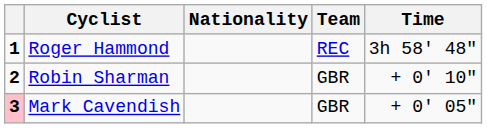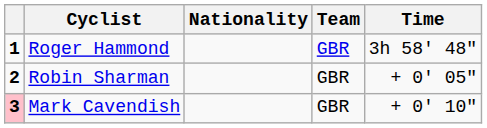(333, 49) REC -> (333, 49) GBR
(434, 78) + 0' 10" -> (434, 78) + 0' 05"
(434, 108) + 0' 05" -> (434, 108) + 0' 10"
